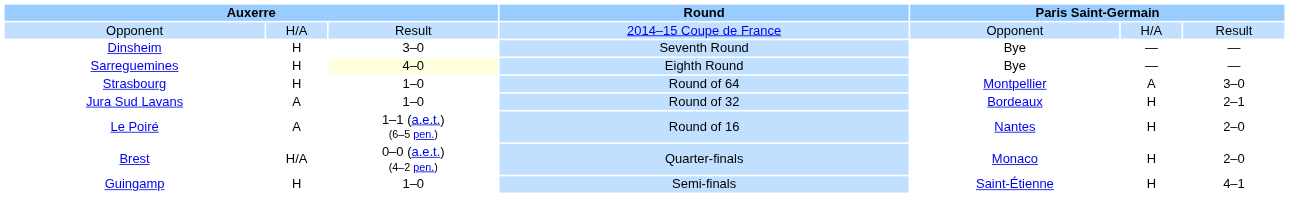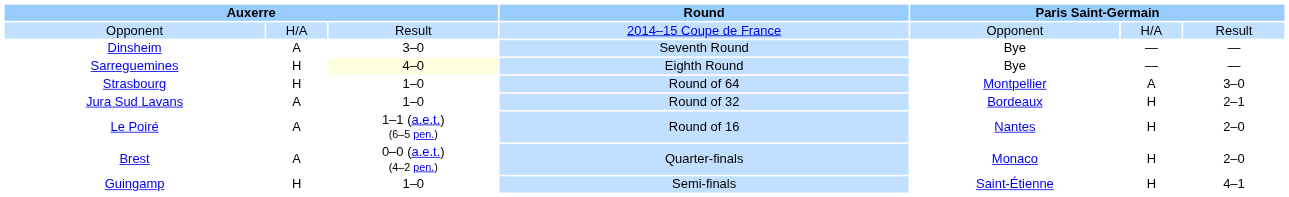(297, 48) H -> (297, 48) A
(297, 159) H/A -> (297, 159) A
